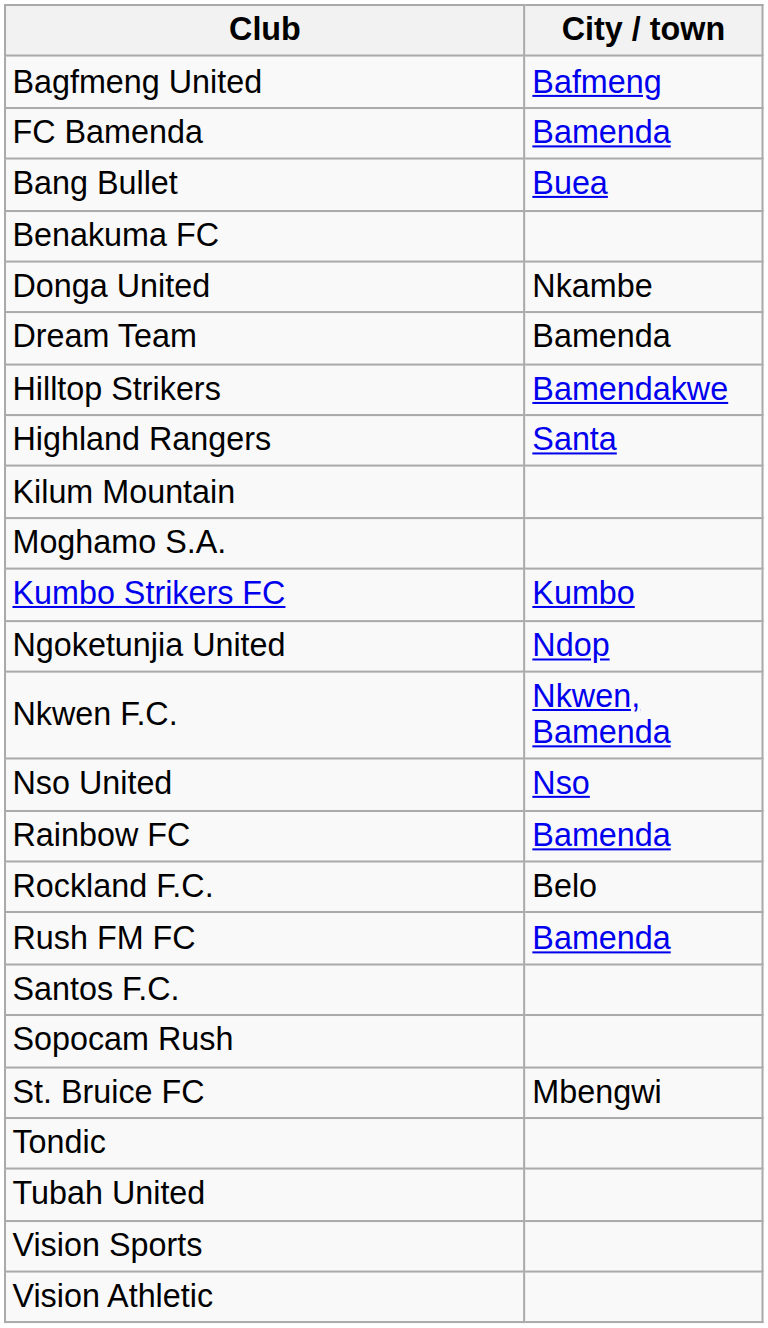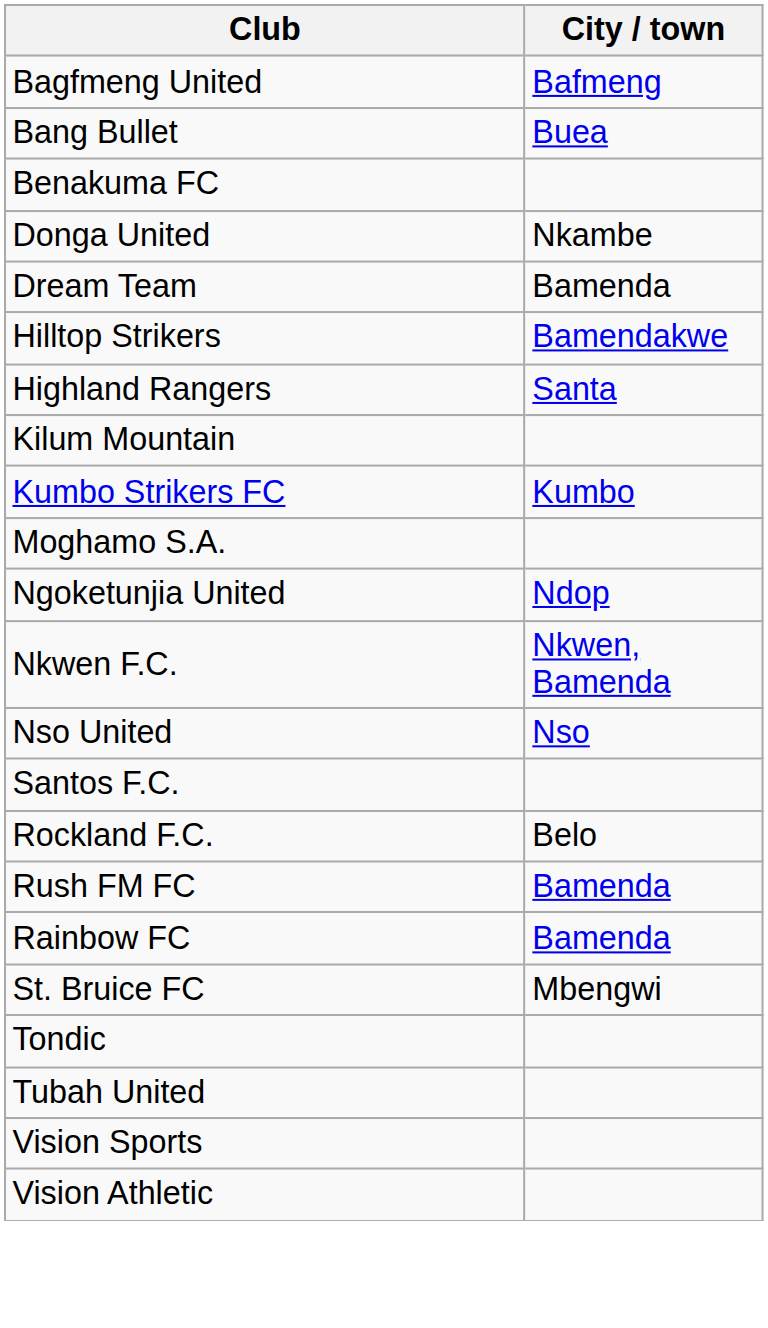- row: (108, 132)
rows swapped: (149, 593) <-> (119, 542)
rows swapped: (101, 835) <-> (96, 989)
- row: (123, 1040)
